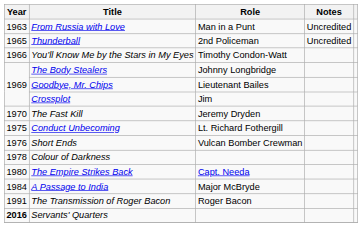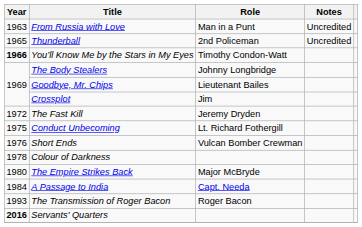(17, 56) normal -> (17, 56) bold
(17, 114) 1970 -> (17, 114) 1972
(224, 172) Capt. Needa -> (229, 172) Major McBryde
(229, 187) Major McBryde -> (224, 187) Capt. Needa
(17, 201) 1991 -> (17, 201) 1993
